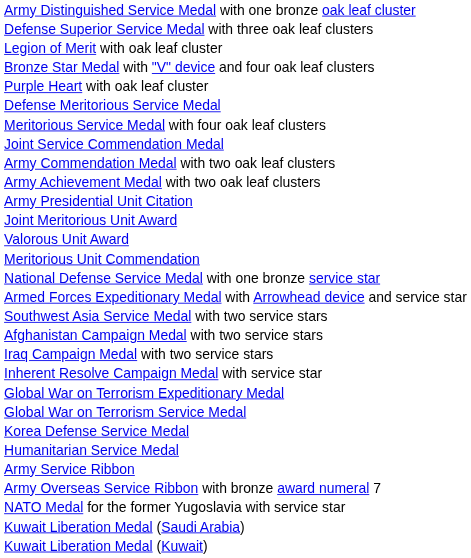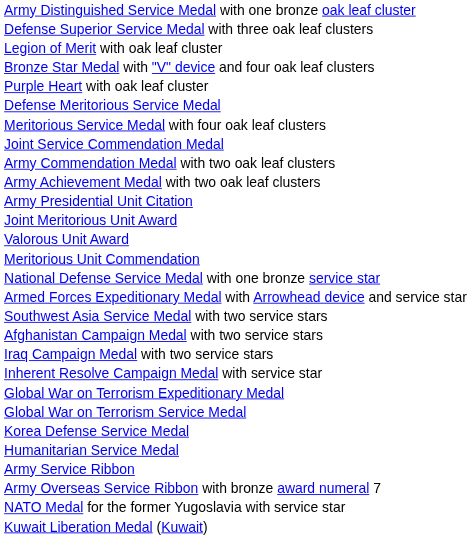- row: (124, 527)
